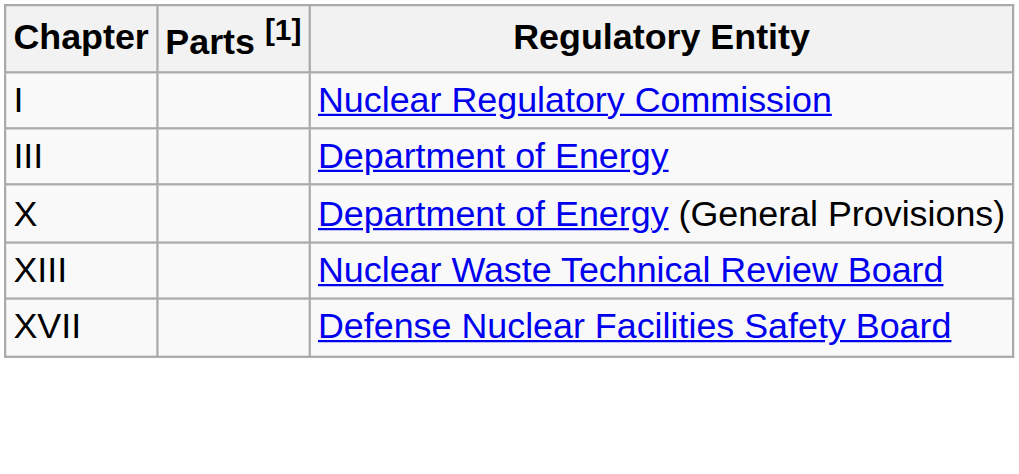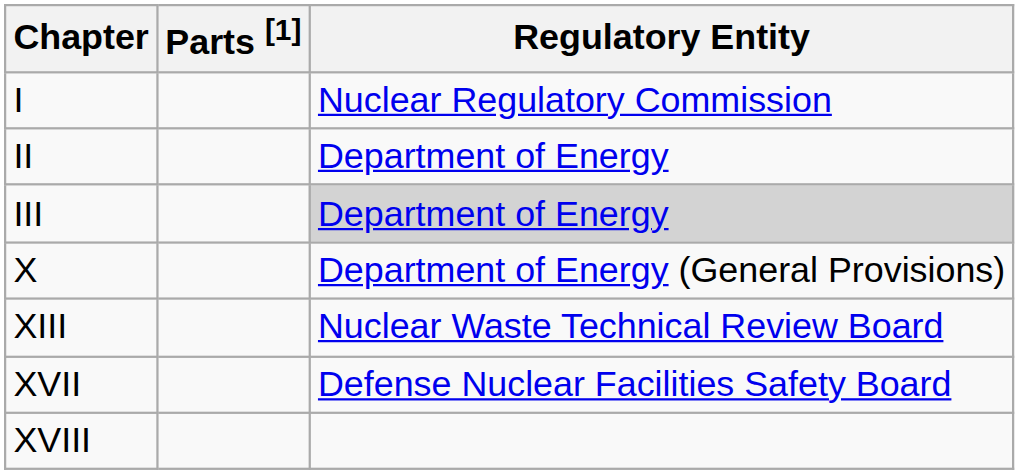+ row: (23, 156)
(493, 156) no background -> (493, 213) lightgrey background
+ row: (52, 440)
